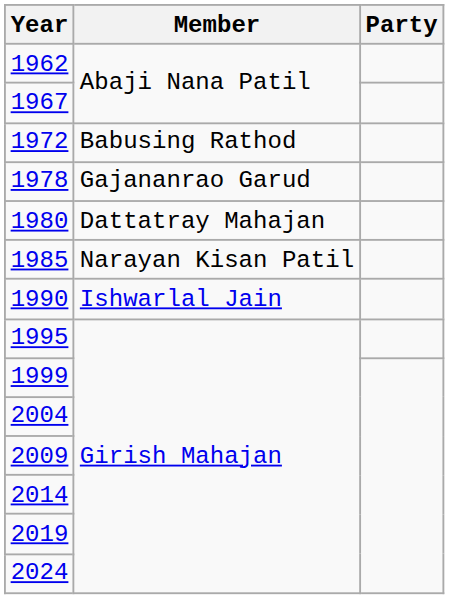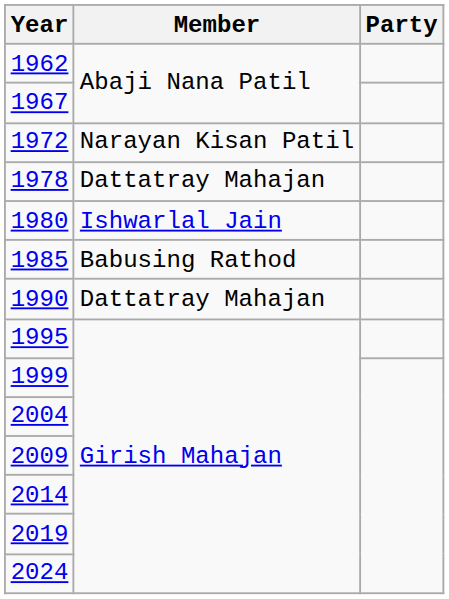(188, 142) Babusing Rathod -> (217, 142) Narayan Kisan Patil
(195, 181) Gajananrao Garud -> (203, 181) Dattatray Mahajan
(203, 221) Dattatray Mahajan -> (181, 221) Ishwarlal Jain
(217, 260) Narayan Kisan Patil -> (188, 260) Babusing Rathod
(181, 299) Ishwarlal Jain -> (203, 299) Dattatray Mahajan
